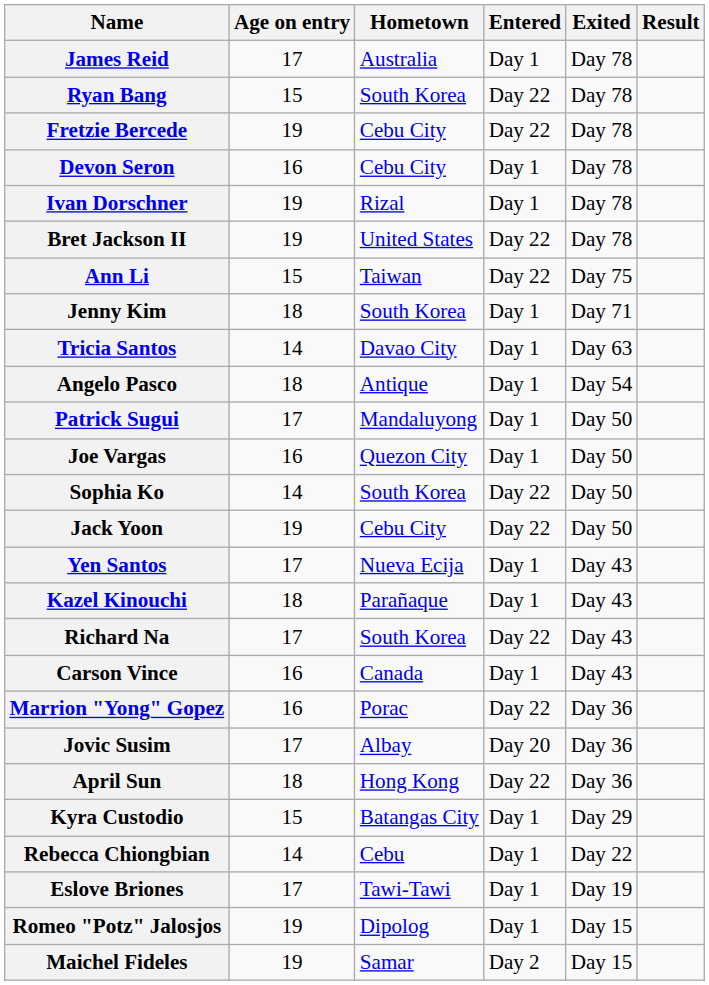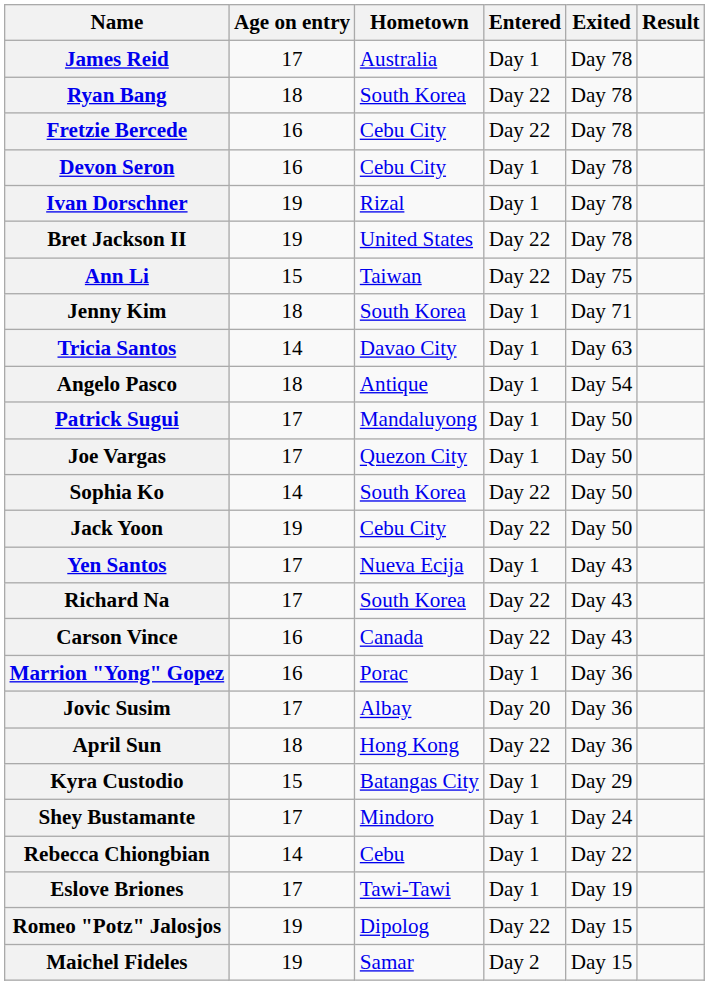(292, 94) 15 -> (292, 94) 18
(292, 130) 19 -> (292, 130) 16
(292, 456) 16 -> (292, 456) 17
- row: (117, 600)
(514, 672) Day 1 -> (519, 636) Day 22
(519, 709) Day 22 -> (514, 672) Day 1
+ row: (117, 817)
(514, 925) Day 1 -> (519, 925) Day 22
